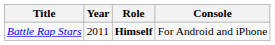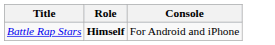- column: (98, 13)
